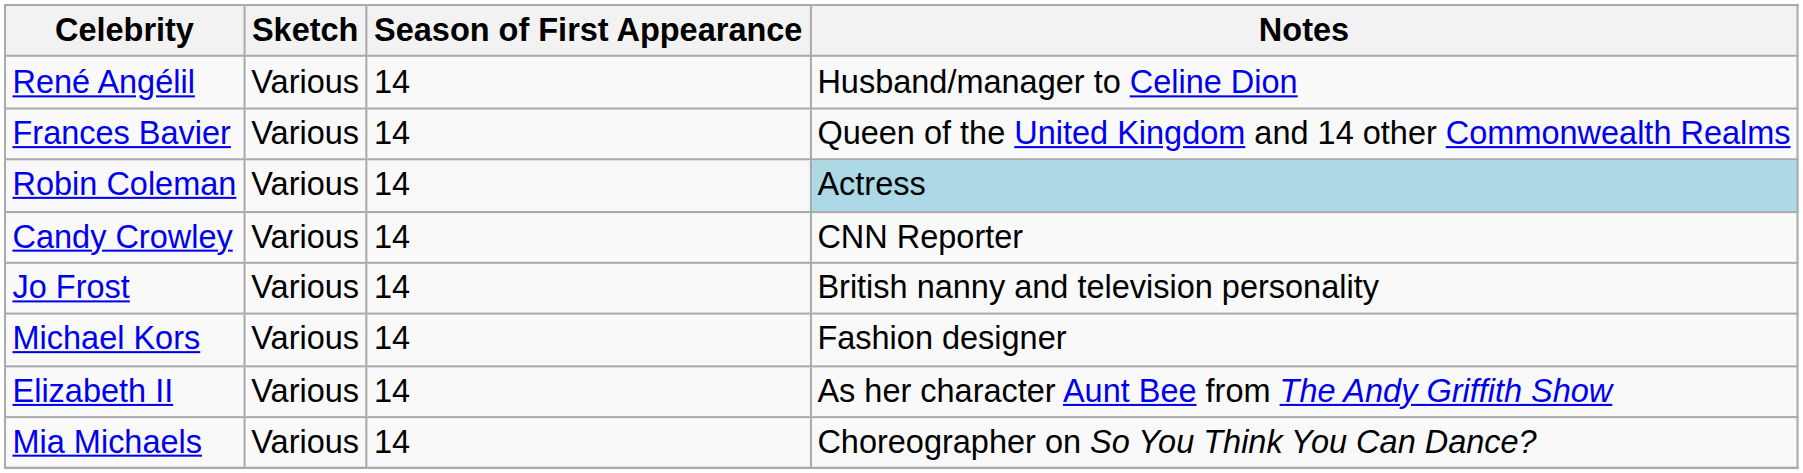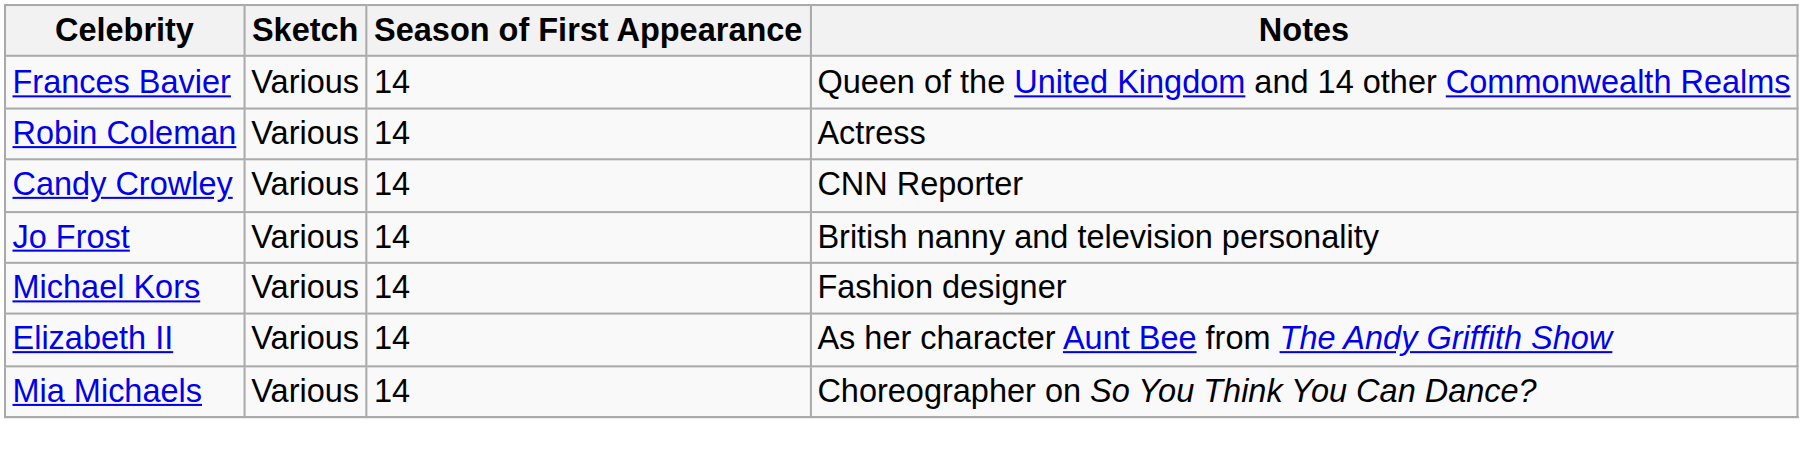- row: (104, 81)
(872, 184) lightblue background -> (872, 133) no background
